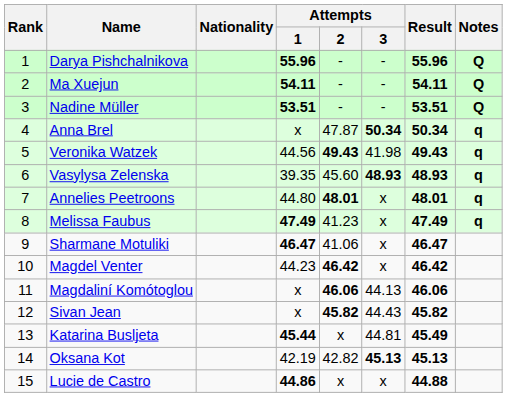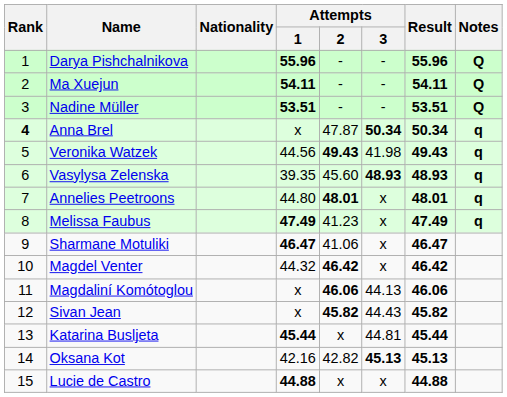(25, 130) normal -> (25, 130) bold
(298, 267) 44.23 -> (298, 267) 44.32
(430, 335) 45.49 -> (430, 335) 45.44
(298, 358) 42.19 -> (298, 358) 42.16
(298, 381) 44.86 -> (298, 381) 44.88
